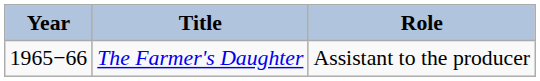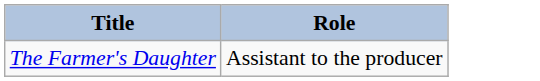- column: (48, 22)
